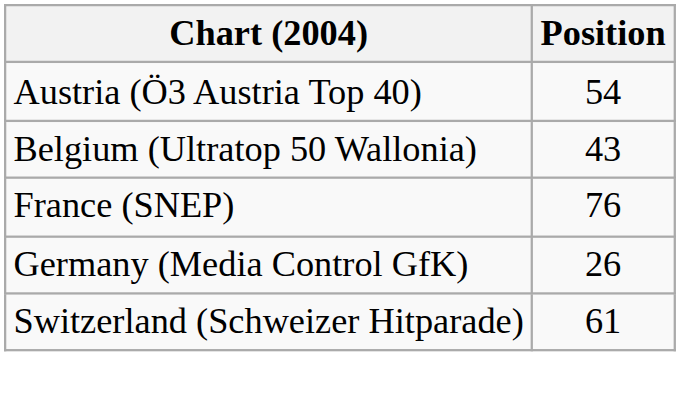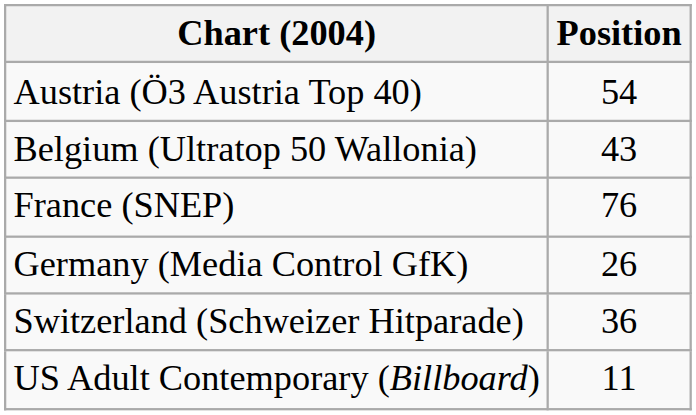(603, 321) 61 -> (619, 321) 36
+ row: (277, 378)
